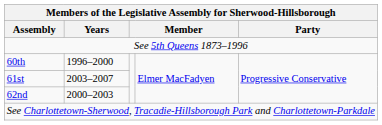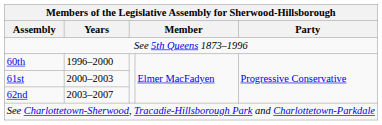(90, 78) 2003–2007 -> (90, 78) 2000–2003
(90, 95) 2000–2003 -> (90, 95) 2003–2007
